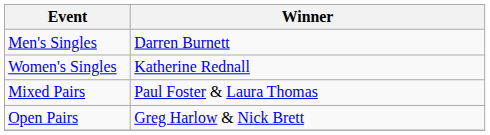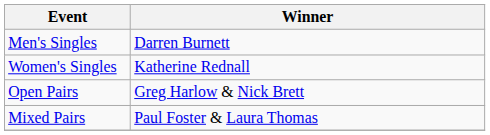rows swapped: (43, 117) <-> (47, 92)
